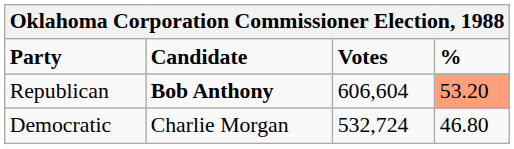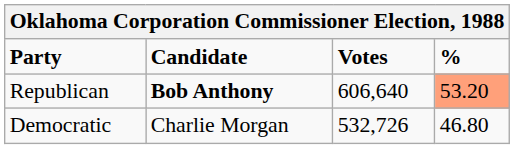(373, 90) 606,604 -> (373, 90) 606,640
(373, 125) 532,724 -> (373, 125) 532,726
